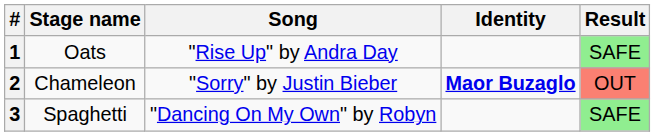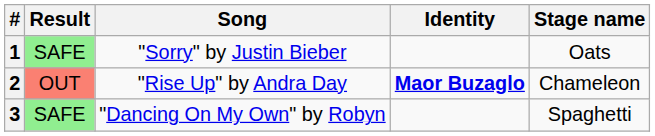columns swapped: (85, 20) <-> (615, 20)
(293, 51) "Rise Up" by Andra Day -> (242, 51) "Sorry" by Justin Bieber
(293, 83) "Sorry" by Justin Bieber -> (242, 83) "Rise Up" by Andra Day
